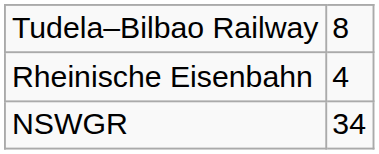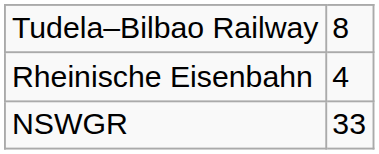(349, 124) 34 -> (349, 124) 33
